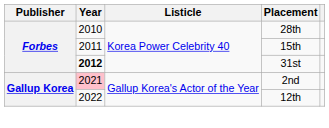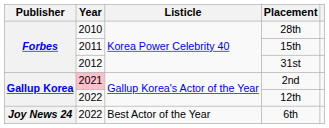(90, 64) bold -> (90, 64) normal
+ row: (291, 115)
